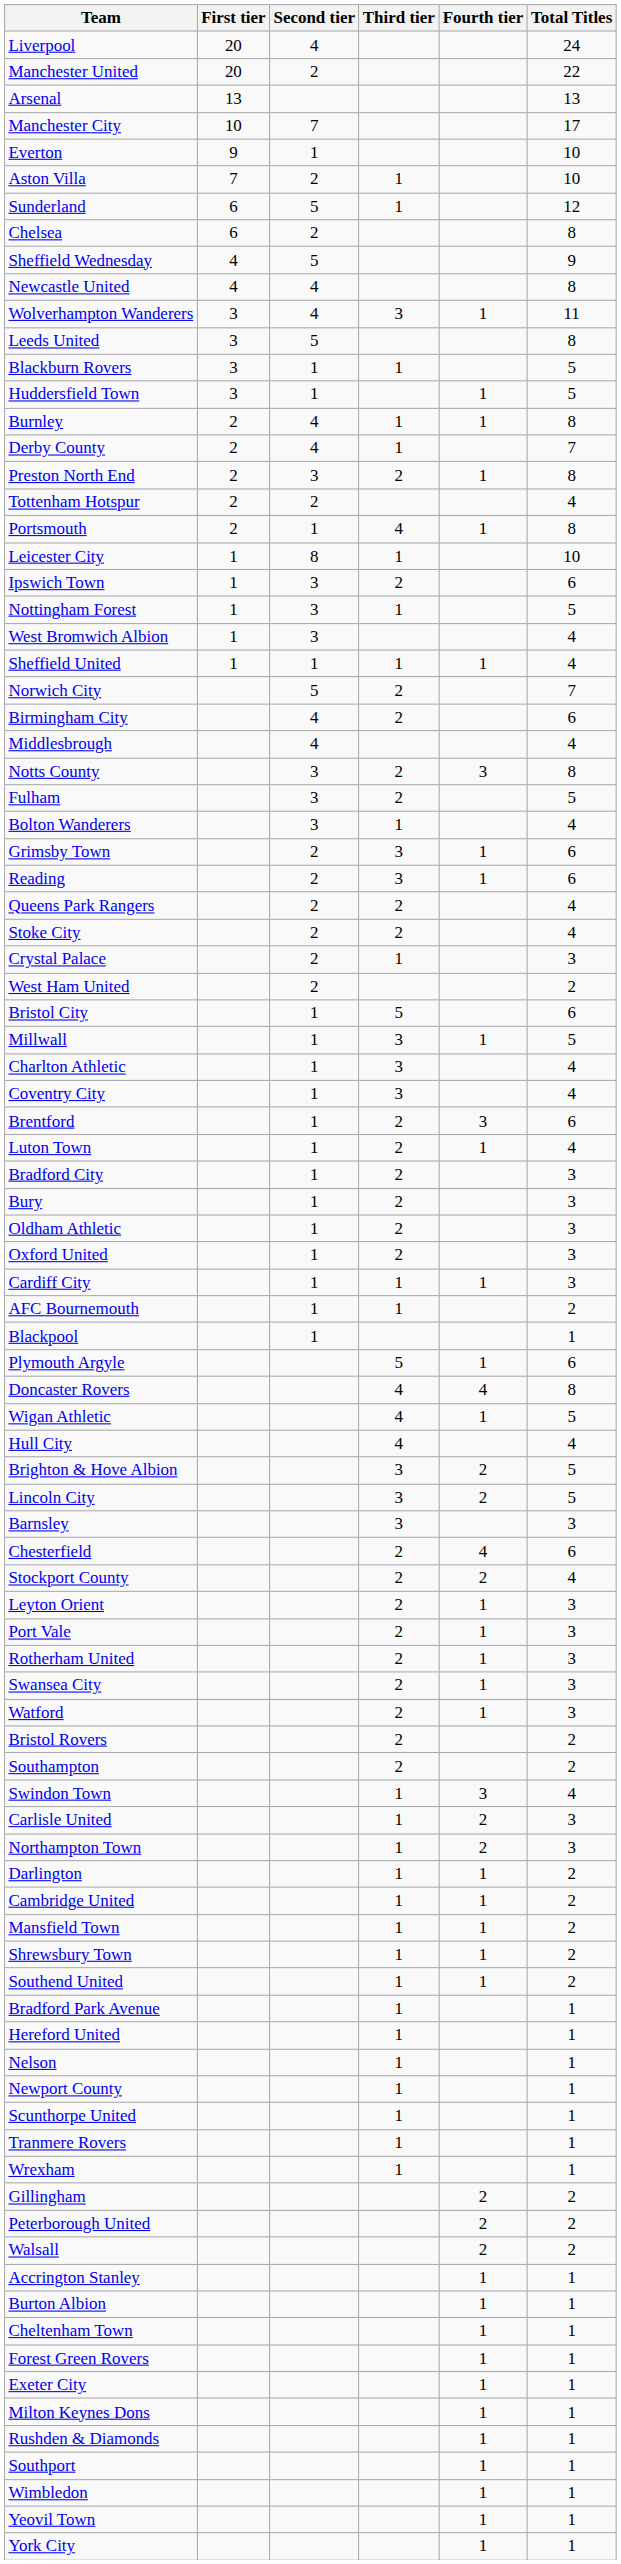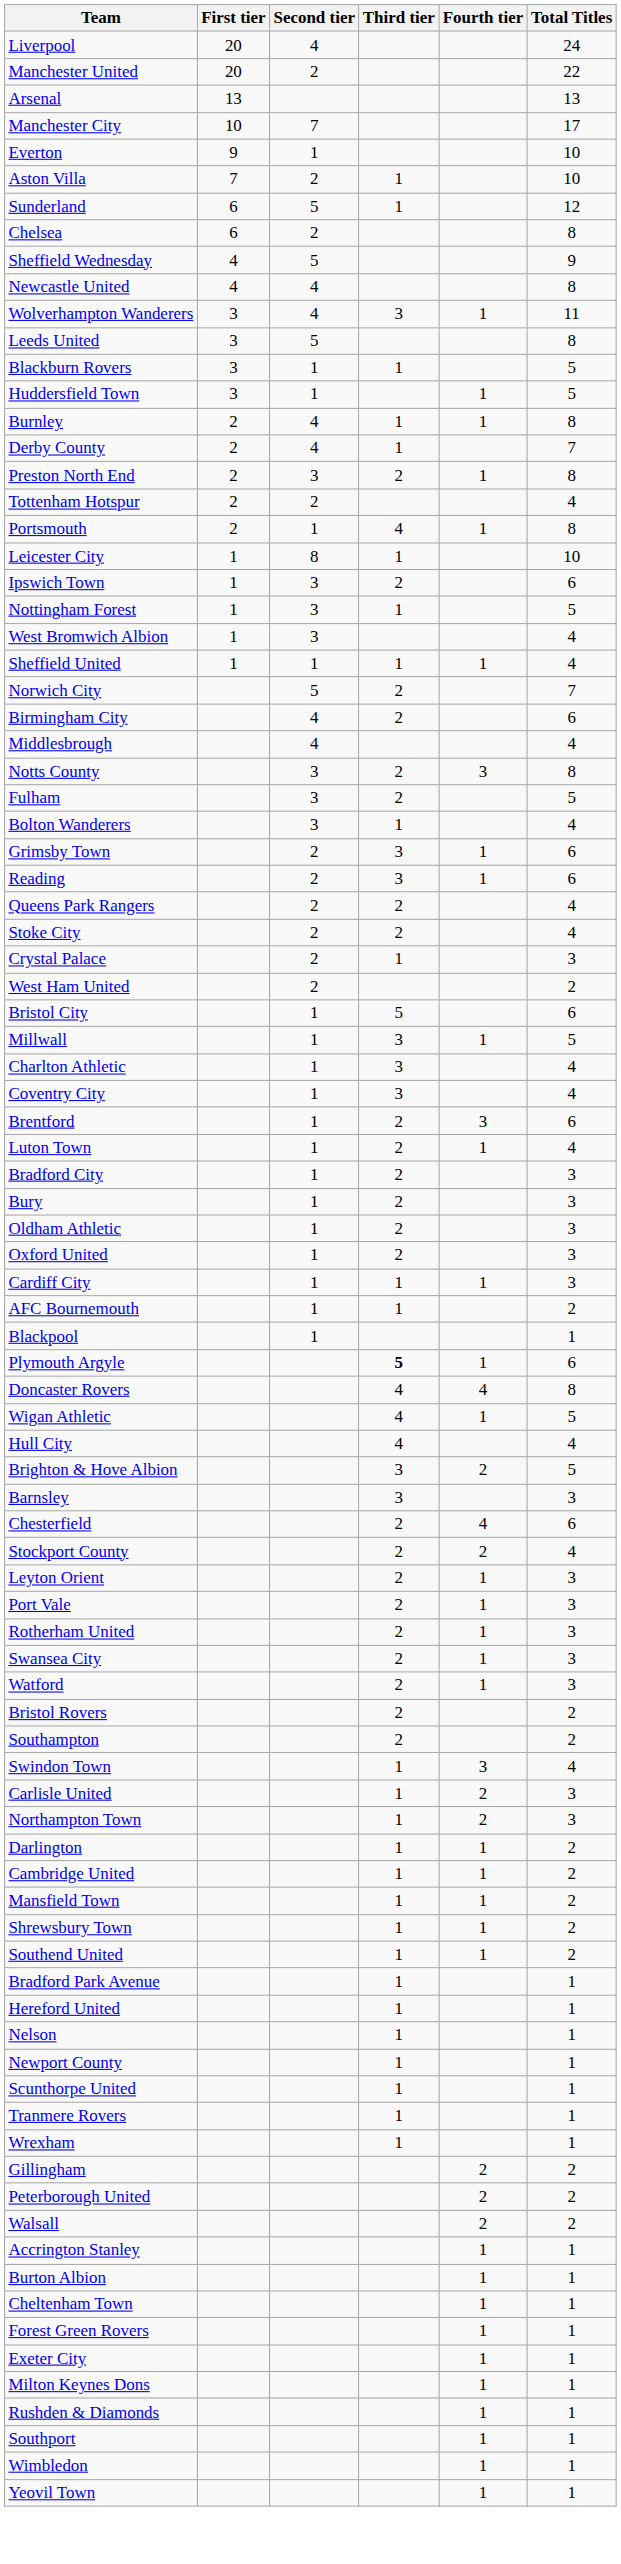(399, 1362) normal -> (399, 1362) bold
- row: (52, 1497)
- row: (42, 2546)
